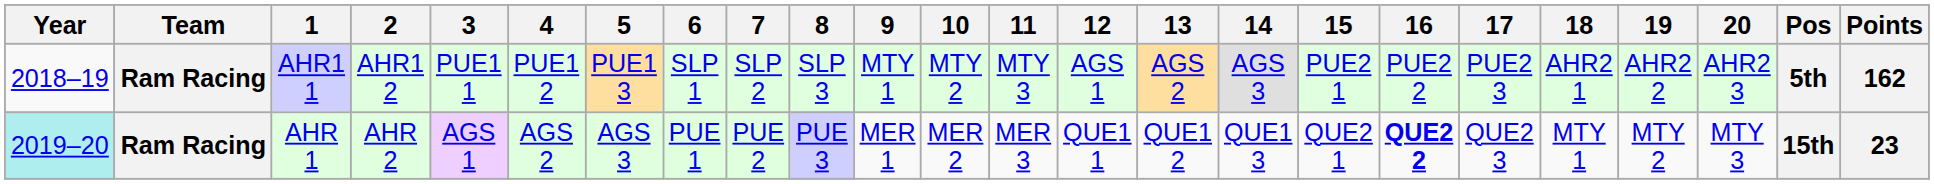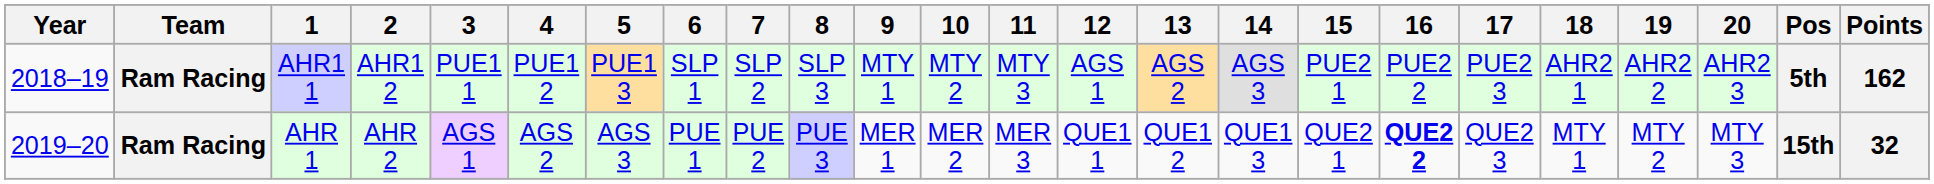(60, 145) paleturquoise background -> (60, 145) no background
(1885, 145) 23 -> (1885, 145) 32
